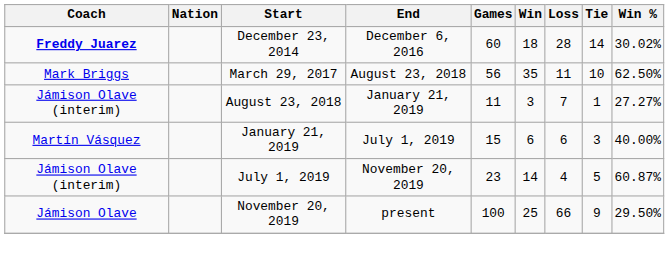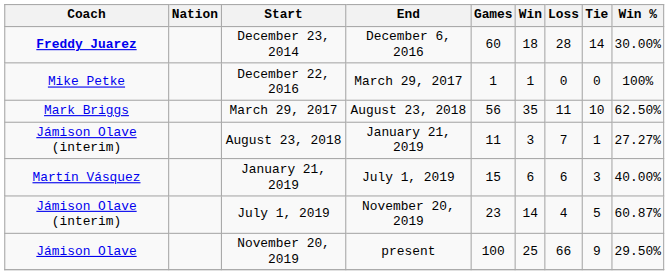(638, 44) 30.02% -> (638, 44) 30.00%
+ row: (284, 81)
